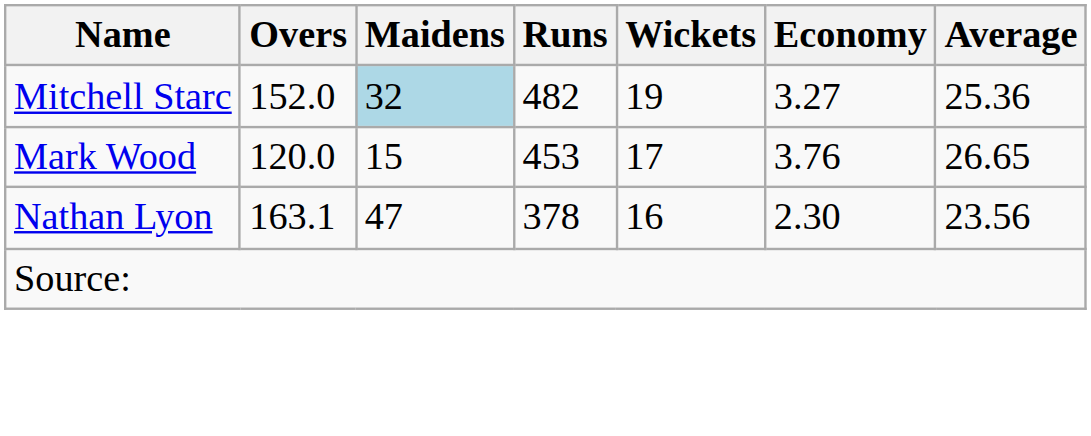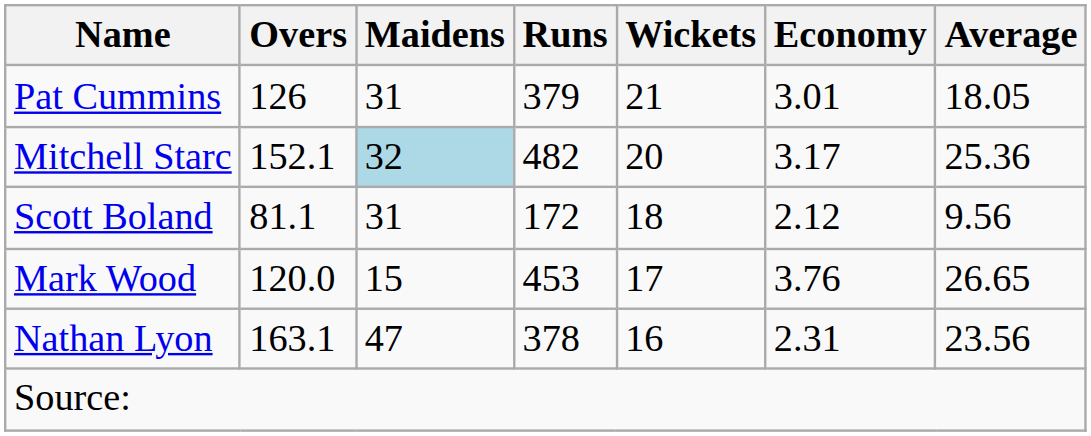+ row: (118, 95)
(292, 95) 152.0 -> (292, 156) 152.1
(644, 95) 19 -> (644, 156) 20
(807, 95) 3.27 -> (807, 156) 3.17
+ row: (113, 216)
(807, 216) 2.30 -> (807, 338) 2.31
